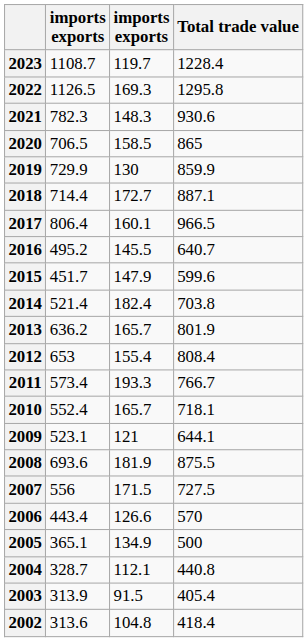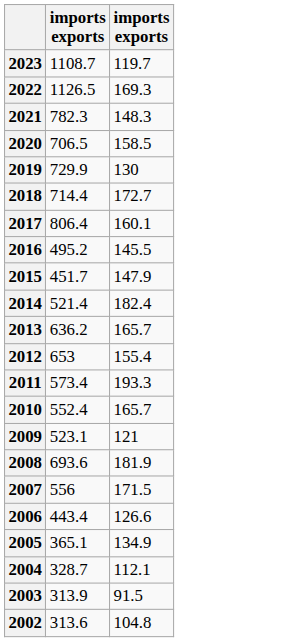- column: (238, 27)
